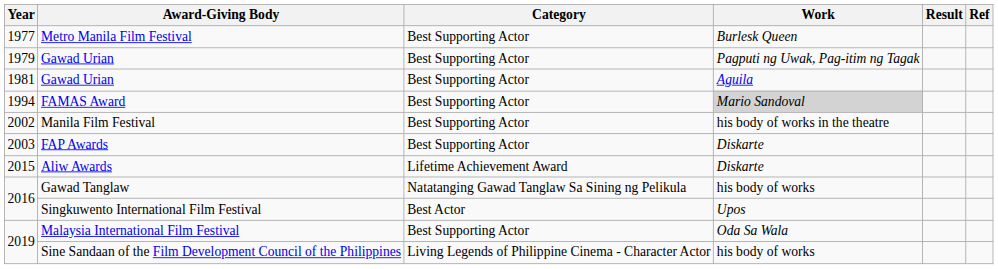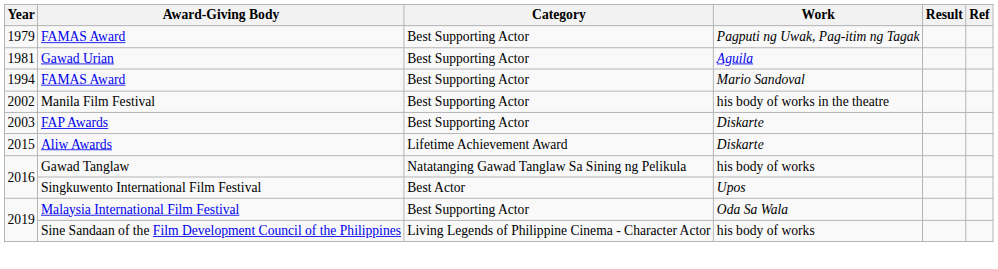- row: (21, 36)
- row: (21, 58)
+ row: (21, 36)
(761, 101) lightgrey background -> (761, 79) no background
